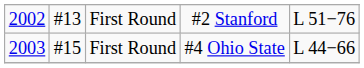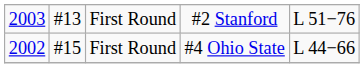(27, 18) 2002 -> (27, 18) 2003
(27, 47) 2003 -> (27, 47) 2002
